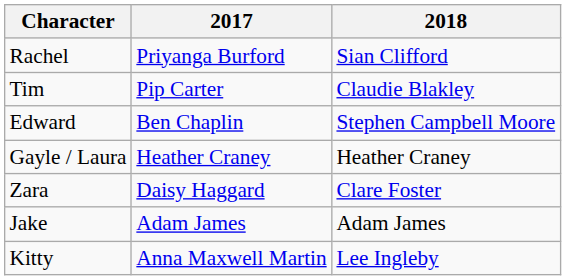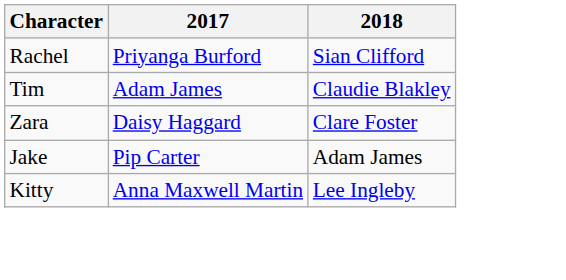(180, 88) Pip Carter -> (167, 88) Adam James
- row: (43, 122)
- row: (68, 156)
(191, 223) Adam James -> (156, 156) Pip Carter
